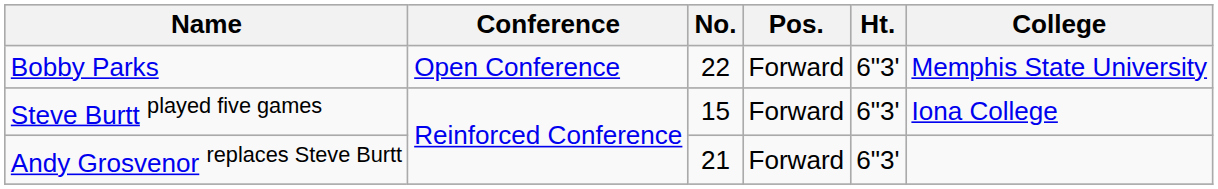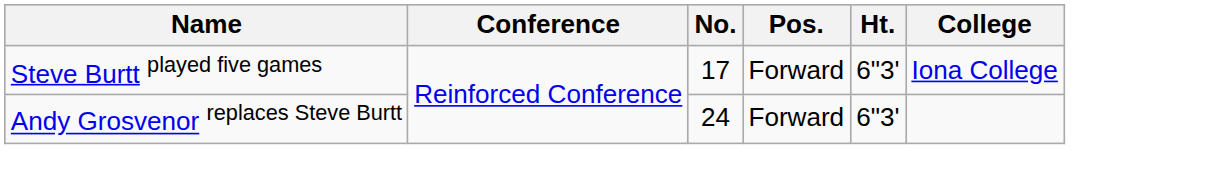- row: (85, 66)
(715, 111) 15 -> (715, 70) 17
(715, 159) 21 -> (715, 118) 24
